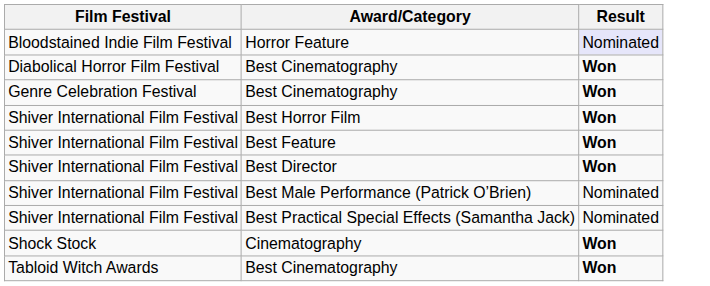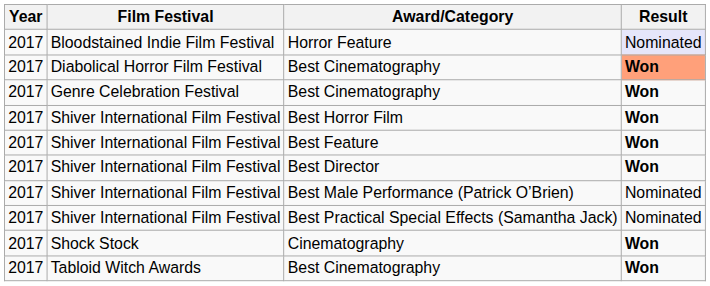+ column: (26, 17)
(599, 67) no background -> (642, 67) lightsalmon background
